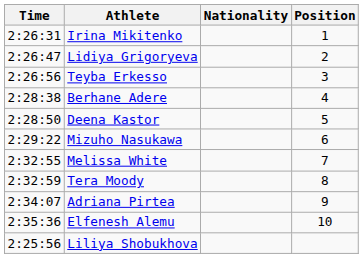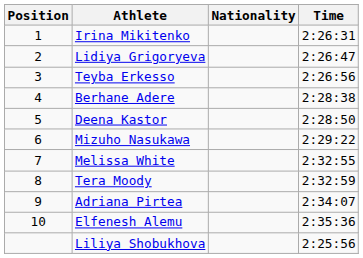columns swapped: (325, 15) <-> (34, 15)
